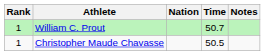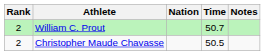(18, 27) 1 -> (18, 27) 2
(18, 43) 1 -> (18, 43) 2
